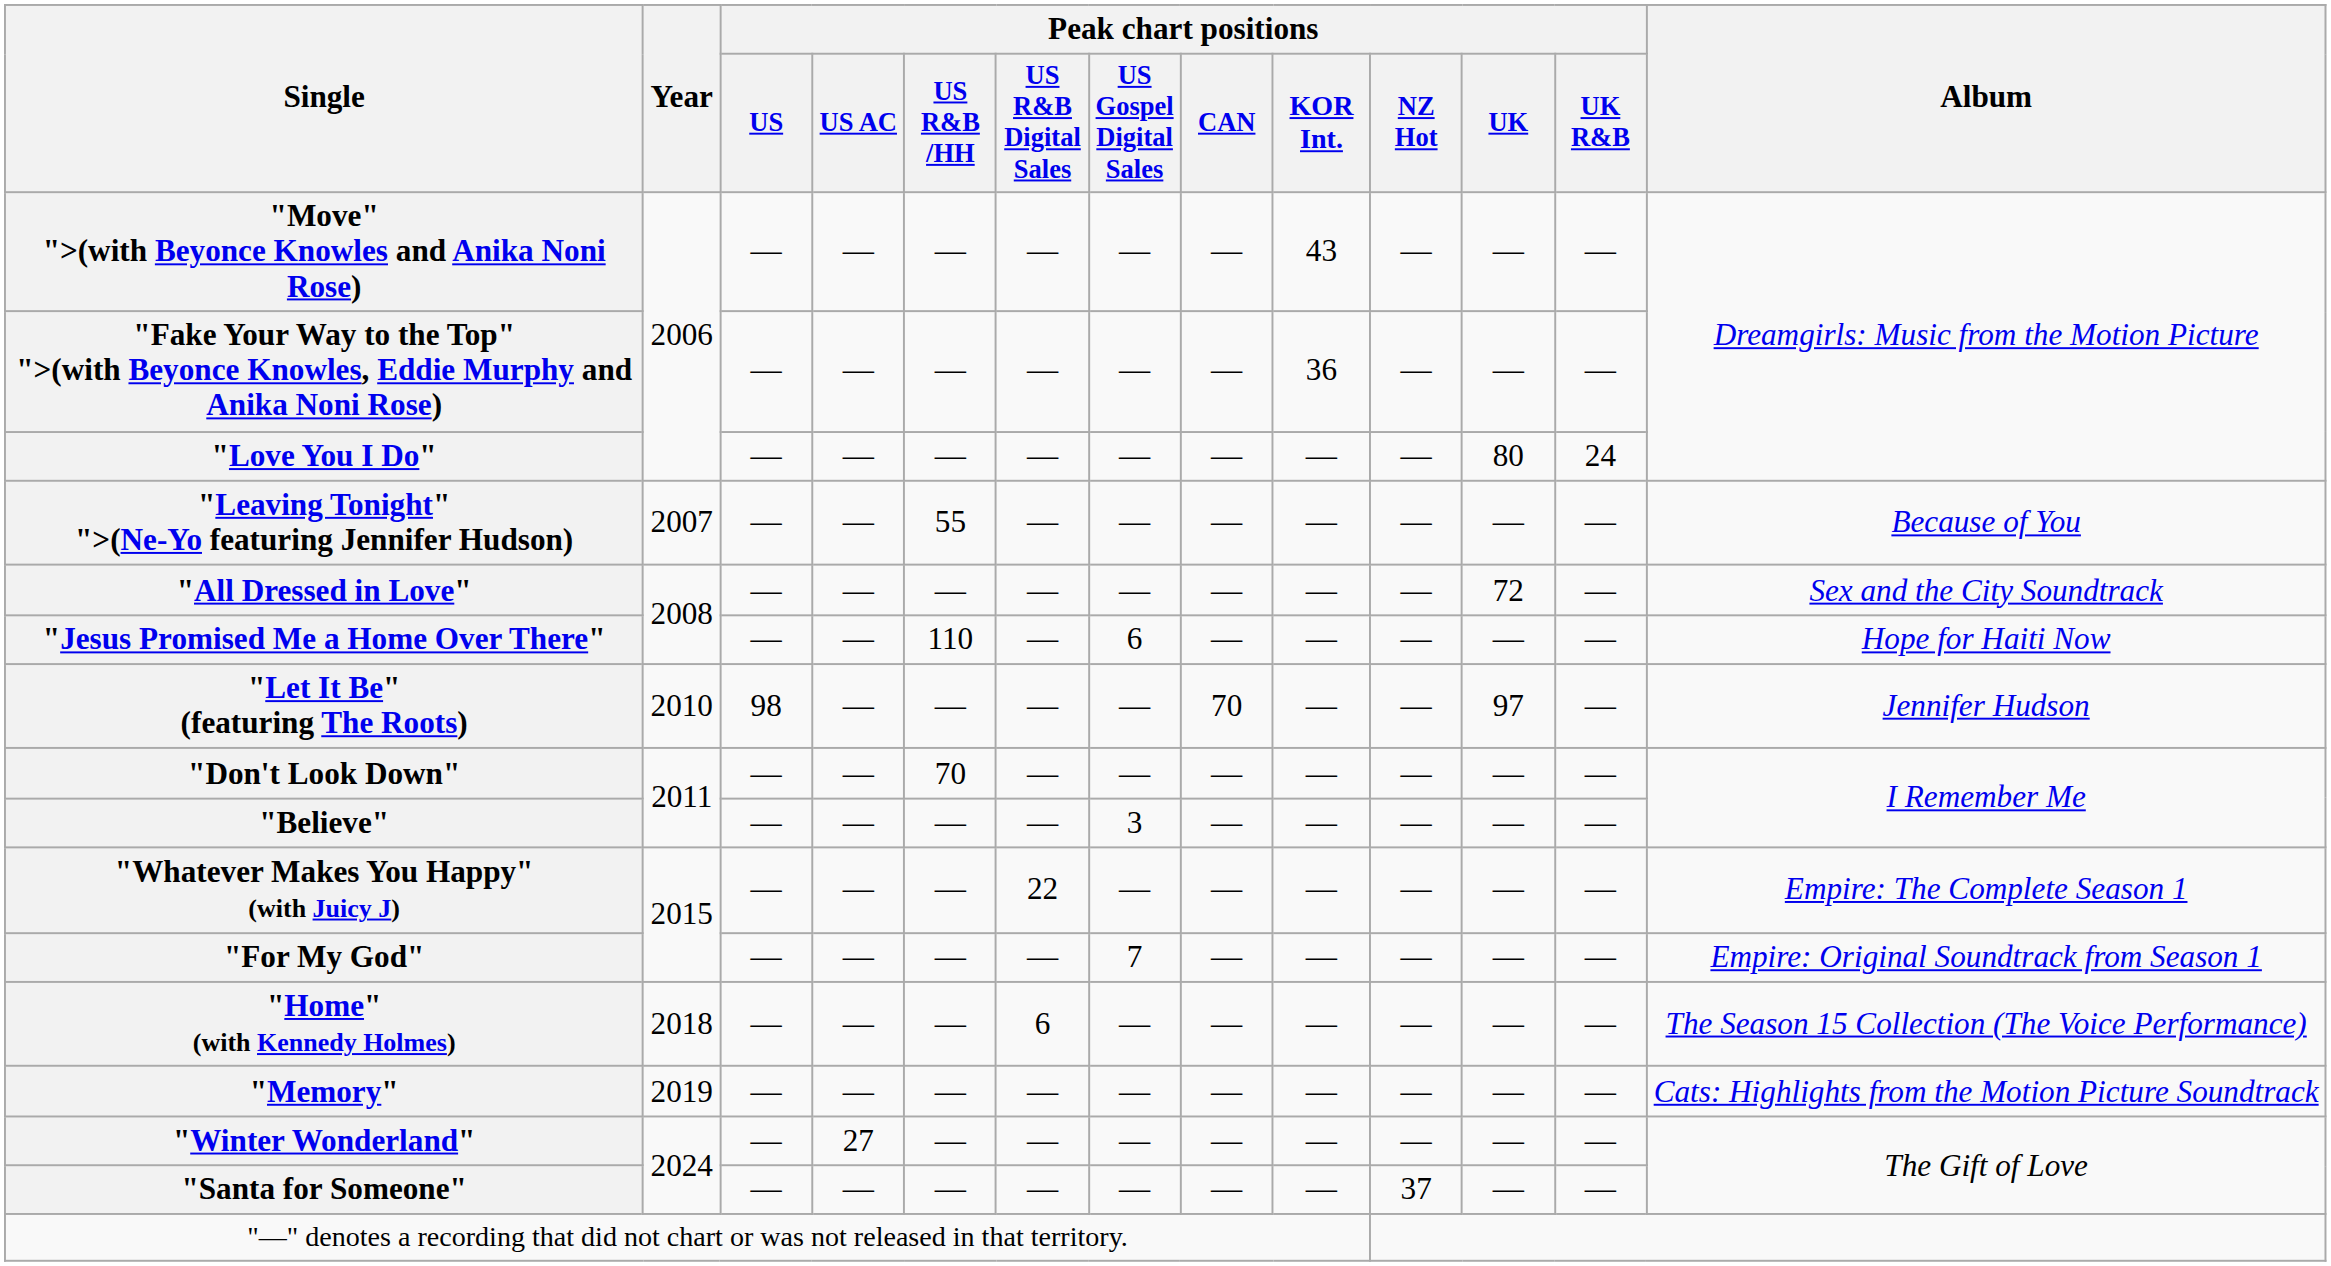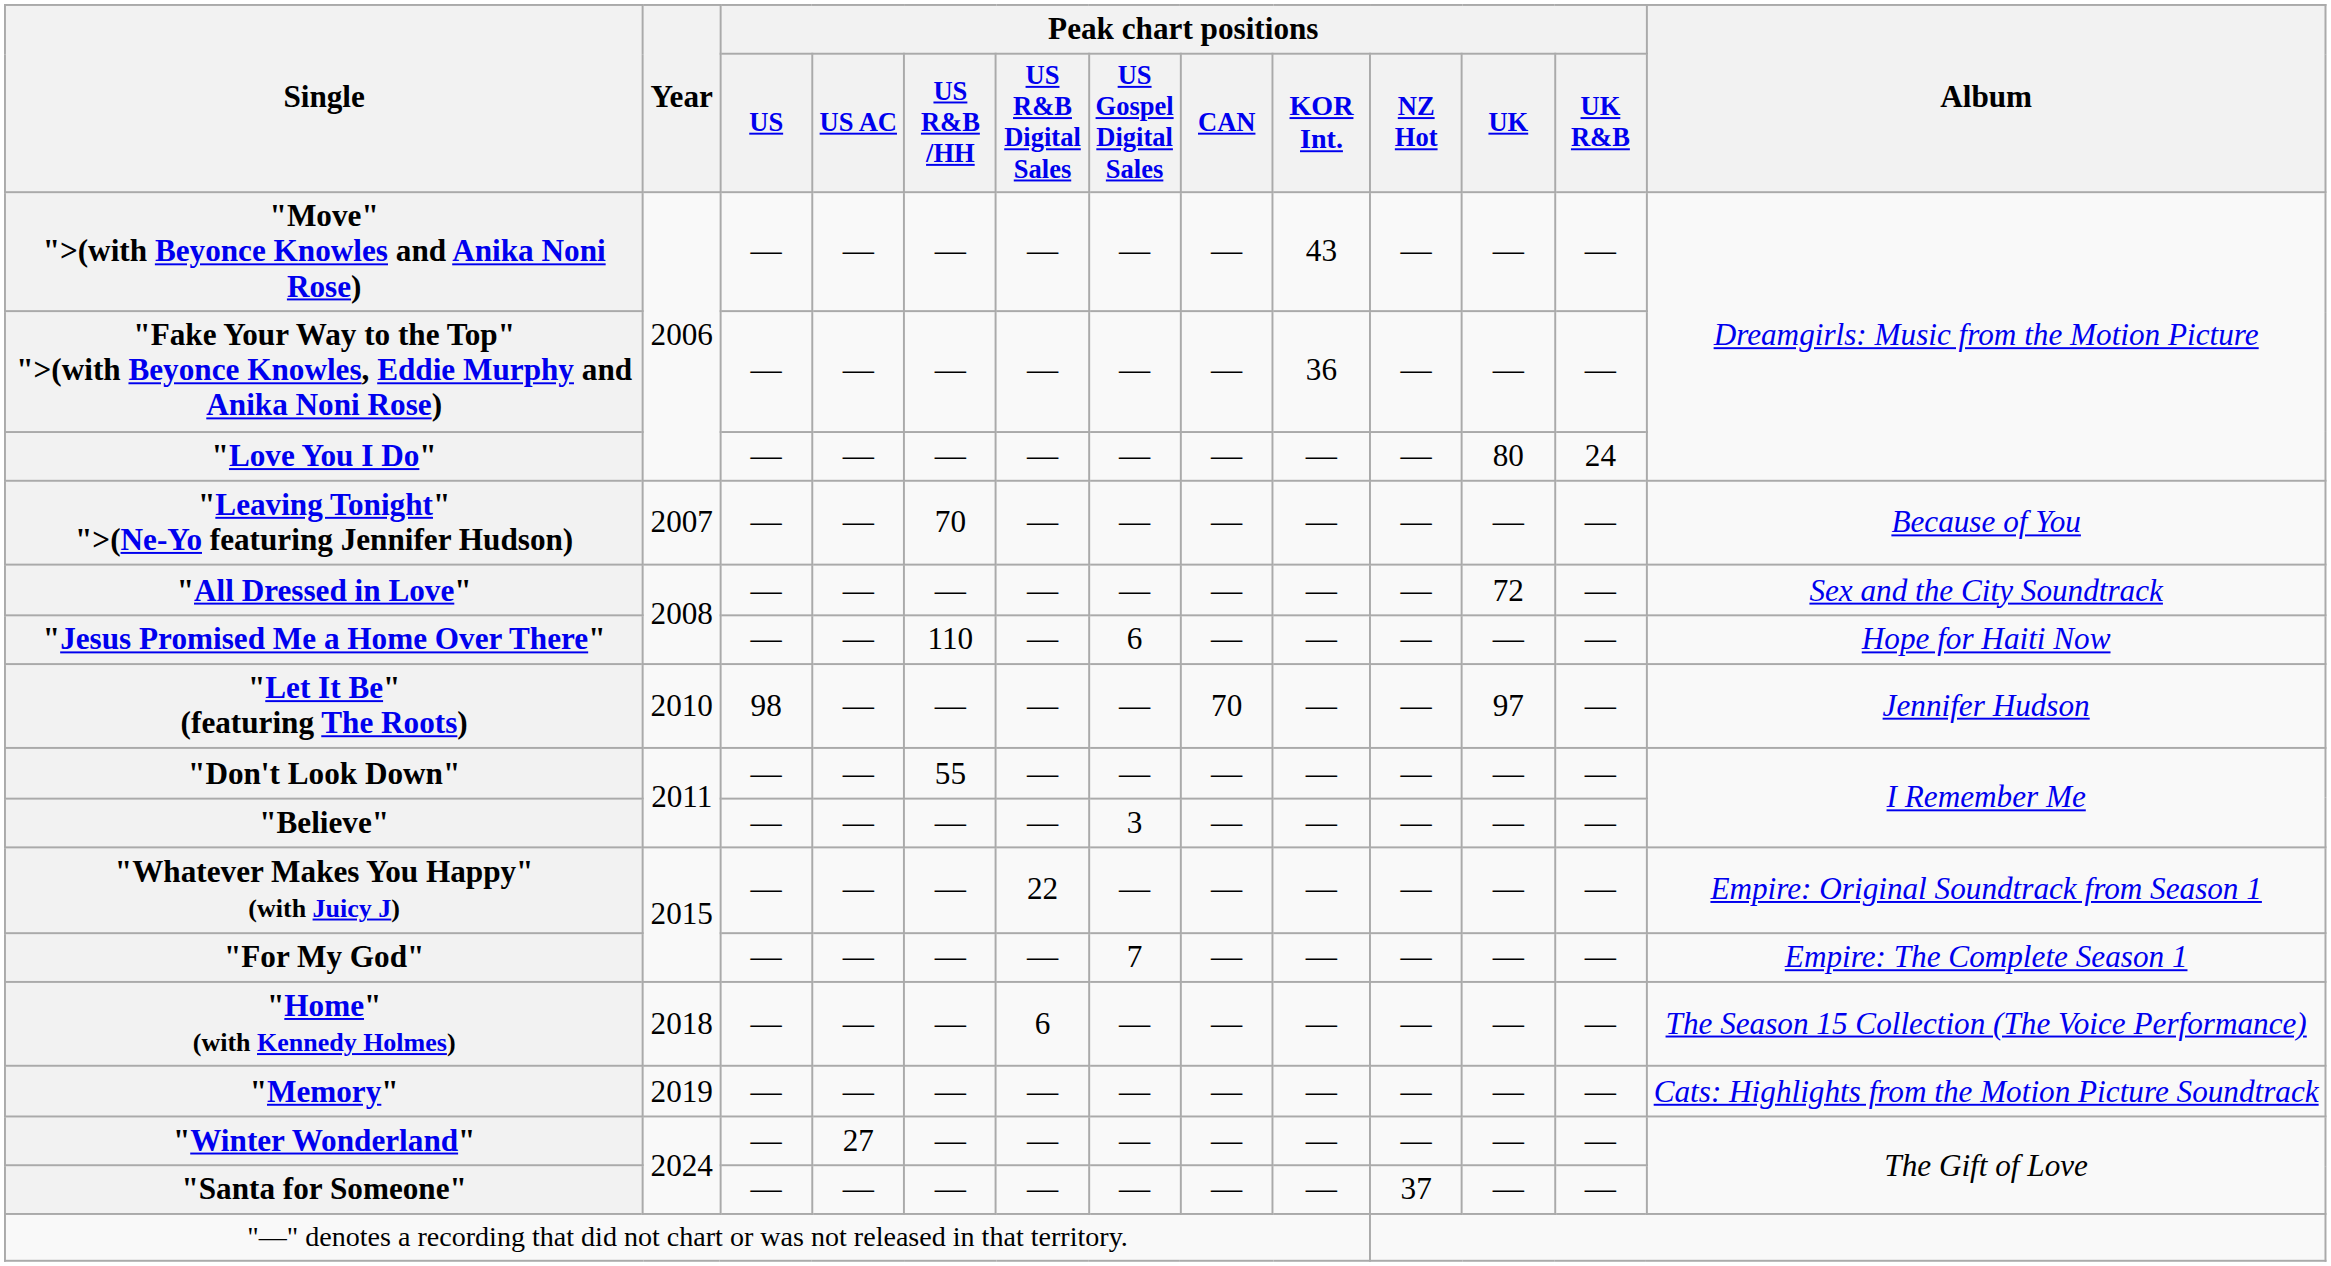(950, 522) 55 -> (950, 522) 70
(950, 773) 70 -> (950, 773) 55
(1986, 889) Empire: The Complete Season 1 -> (1986, 889) Empire: Original Soundtrack from Season 1
(1986, 956) Empire: Original Soundtrack from Season 1 -> (1986, 956) Empire: The Complete Season 1
